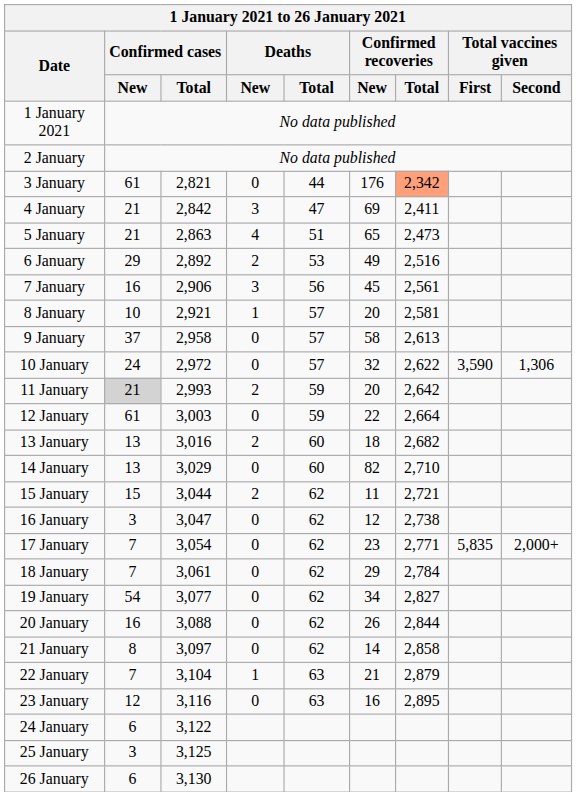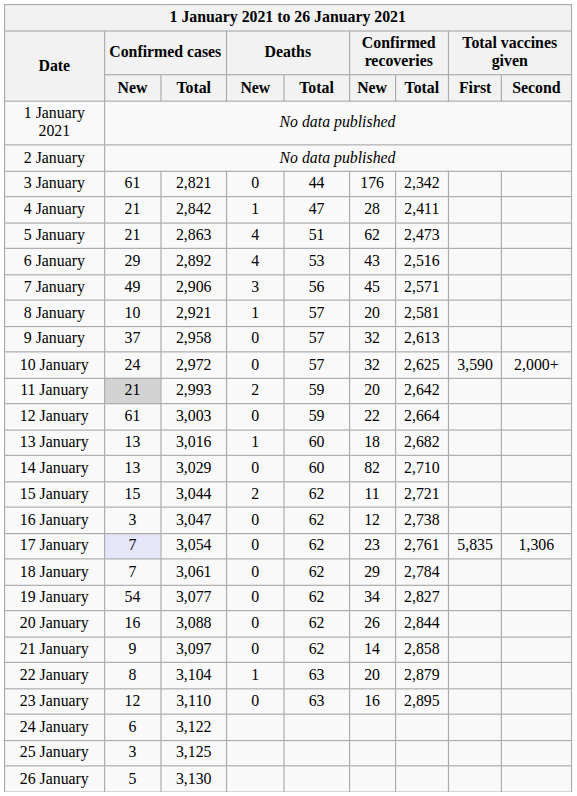(422, 183) lightsalmon background -> (422, 183) no background
(255, 209) 3 -> (255, 209) 1
(372, 209) 69 -> (372, 209) 28
(372, 235) 65 -> (372, 235) 62
(255, 260) 2 -> (255, 260) 4
(372, 260) 49 -> (372, 260) 43
(132, 286) 16 -> (132, 286) 49
(422, 286) 2,561 -> (422, 286) 2,571
(372, 338) 58 -> (372, 338) 32
(422, 364) 2,622 -> (422, 364) 2,625
(536, 364) 1,306 -> (536, 364) 2,000+
(255, 442) 2 -> (255, 442) 1
(132, 545) no background -> (132, 545) lavender background
(422, 545) 2,771 -> (422, 545) 2,761
(536, 545) 2,000+ -> (536, 545) 1,306
(132, 649) 8 -> (132, 649) 9
(132, 674) 7 -> (132, 674) 8
(372, 674) 21 -> (372, 674) 20
(194, 700) 3,116 -> (194, 700) 3,110
(132, 778) 6 -> (132, 778) 5
